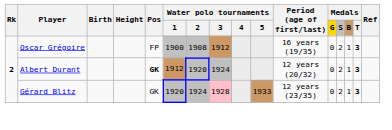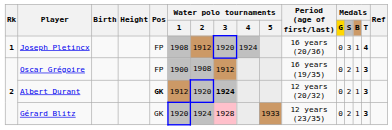+ row: (55, 47)
(221, 69) normal -> (225, 91) bold
